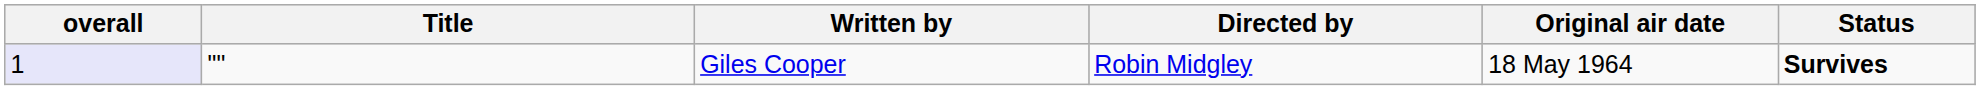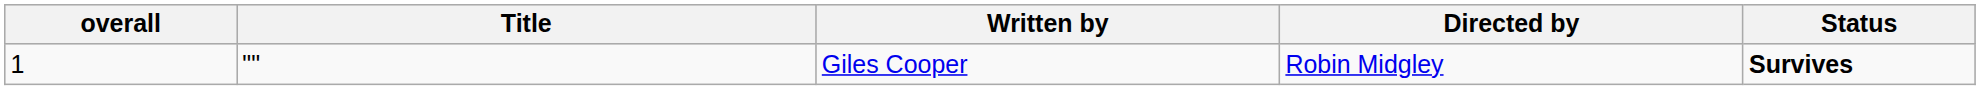- column: (1630, 24)
(17, 63) lavender background -> (17, 63) no background
